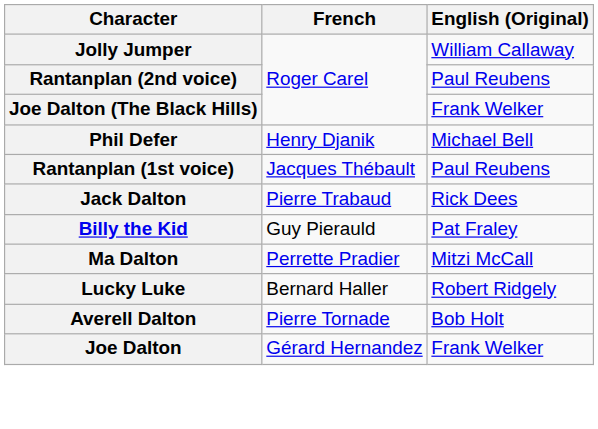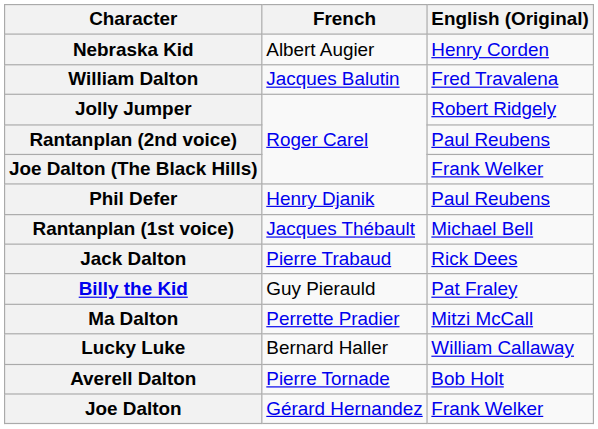+ row: (133, 49)
+ row: (133, 79)
(503, 49) William Callaway -> (494, 109) Robert Ridgely
(482, 139) Michael Bell -> (491, 199) Paul Reubens
(491, 169) Paul Reubens -> (482, 229) Michael Bell
(494, 288) Robert Ridgely -> (503, 348) William Callaway
